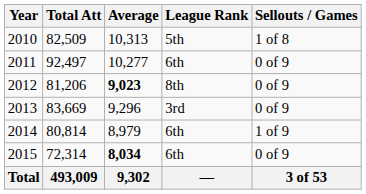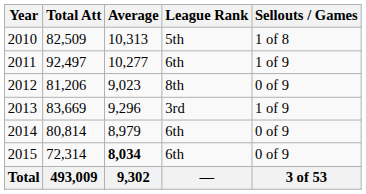(272, 62) 0 of 9 -> (272, 62) 1 of 9
(124, 85) bold -> (124, 85) normal
(272, 108) 0 of 9 -> (272, 108) 1 of 9
(272, 131) 1 of 9 -> (272, 131) 0 of 9
